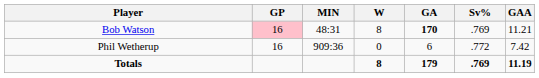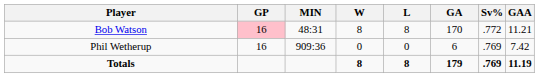+ column: (407, 13)
(429, 30) bold -> (454, 30) normal
(480, 30) .769 -> (492, 30) .772
(480, 47) .772 -> (492, 47) .769
